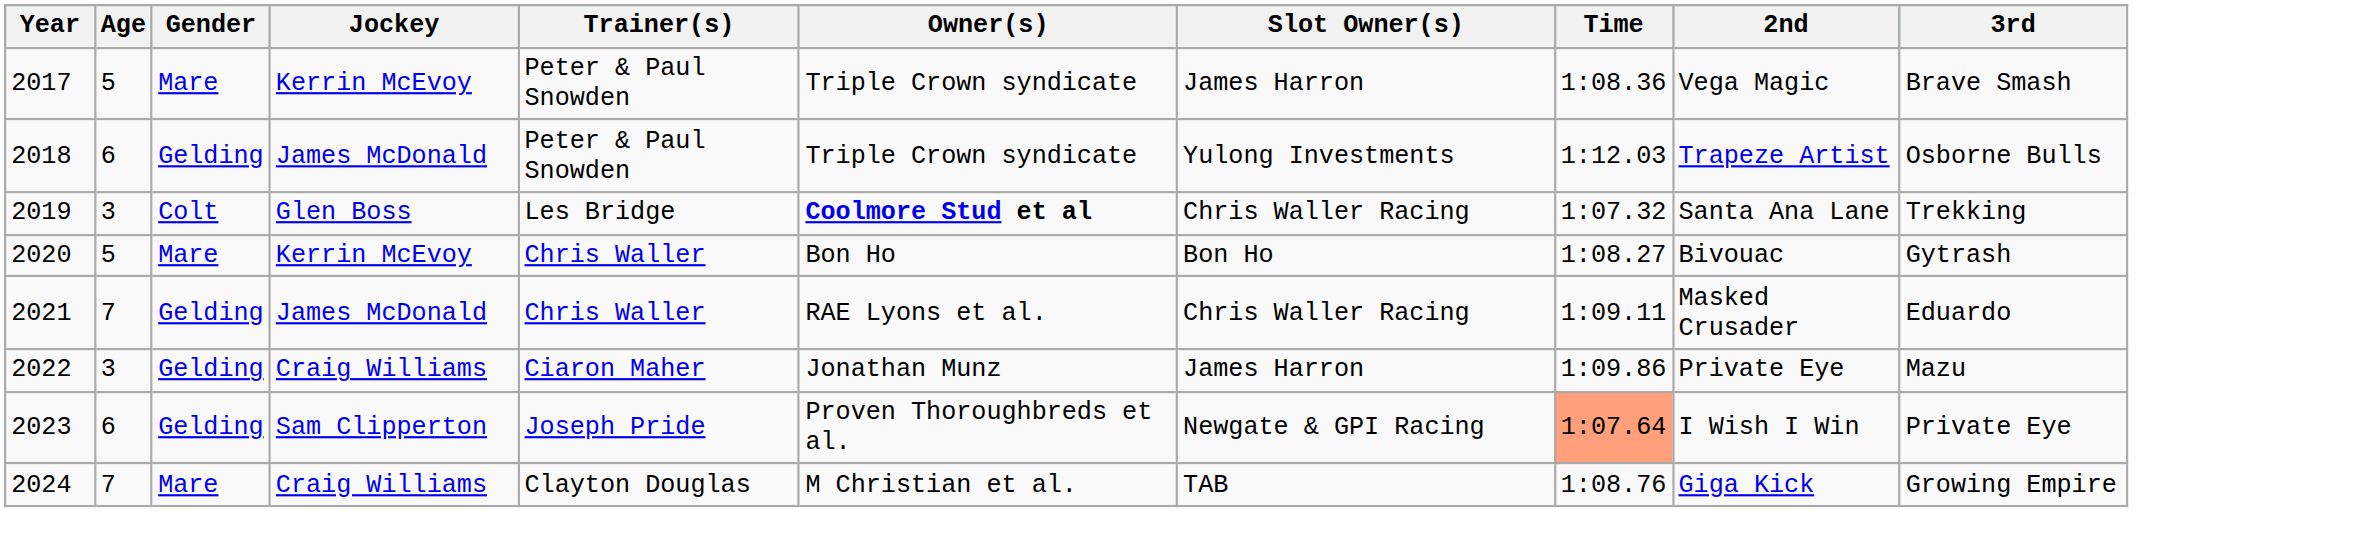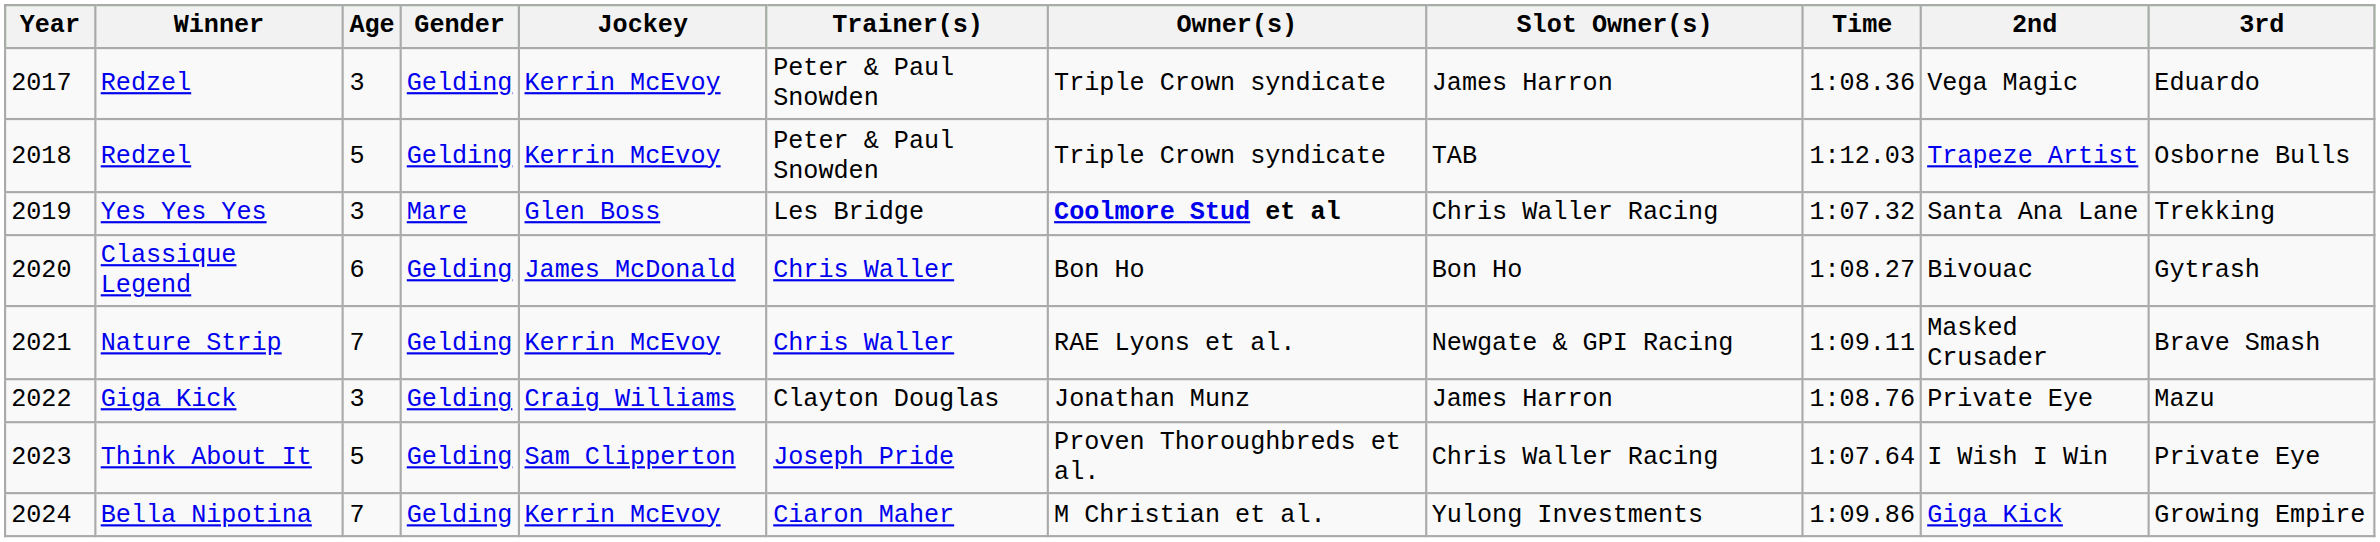+ column: (219, 26)
(108, 83) 5 -> (357, 83) 3
(188, 83) Mare -> (460, 83) Gelding
(1989, 83) Brave Smash -> (2207, 83) Eduardo
(108, 156) 6 -> (357, 156) 5
(381, 156) James McDonald -> (623, 156) Kerrin McEvoy
(1319, 156) Yulong Investments -> (1454, 156) TAB
(188, 213) Colt -> (437, 213) Mare
(108, 255) 5 -> (357, 270) 6
(188, 255) Mare -> (460, 270) Gelding
(374, 255) Kerrin McEvoy -> (630, 270) James McDonald
(381, 312) James McDonald -> (623, 343) Kerrin McEvoy
(1326, 312) Chris Waller Racing -> (1583, 343) Newgate & GPI Racing
(1958, 312) Eduardo -> (2237, 343) Brave Smash
(615, 370) Ciaron Maher -> (886, 400) Clayton Douglas
(1614, 370) 1:09.86 -> (1862, 400) 1:08.76
(108, 427) 6 -> (357, 457) 5
(1334, 427) Newgate & GPI Racing -> (1575, 457) Chris Waller Racing
(1614, 427) lightsalmon background -> (1862, 457) no background
(188, 484) Mare -> (460, 514) Gelding
(381, 484) Craig Williams -> (623, 514) Kerrin McEvoy
(638, 484) Clayton Douglas -> (864, 514) Ciaron Maher
(1206, 484) TAB -> (1567, 514) Yulong Investments
(1614, 484) 1:08.76 -> (1862, 514) 1:09.86
